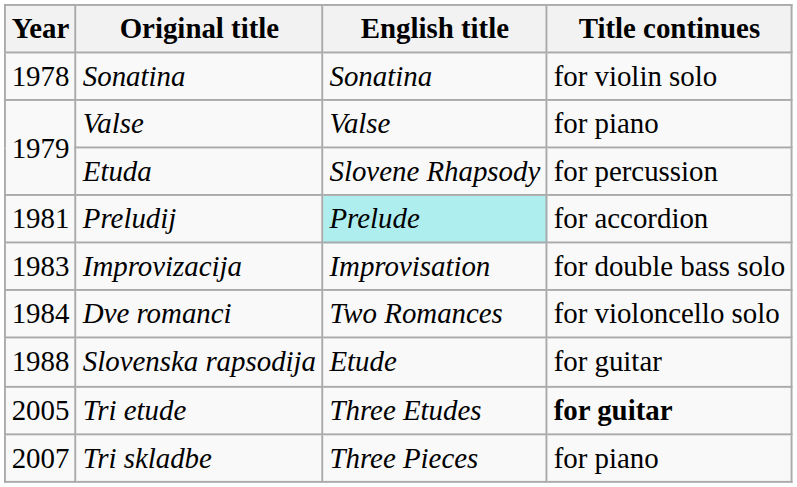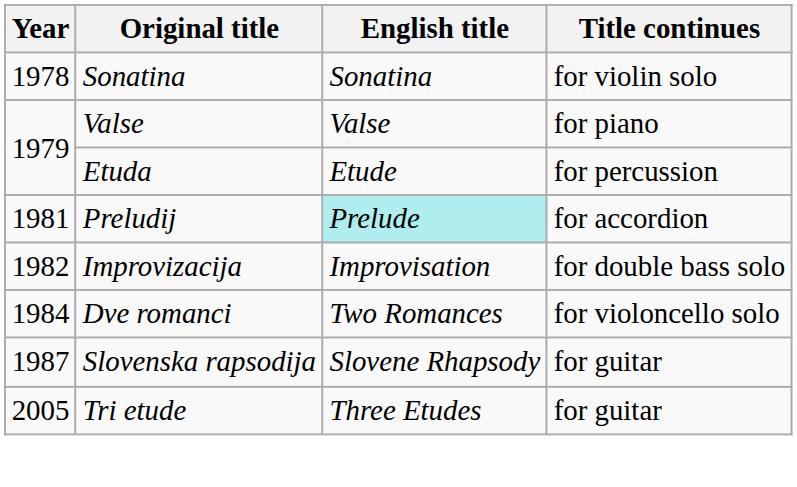(435, 171) Slovene Rhapsody -> (363, 171) Etude
(41, 266) 1983 -> (41, 266) 1982
(41, 361) 1988 -> (41, 361) 1987
(363, 361) Etude -> (435, 361) Slovene Rhapsody
(613, 409) bold -> (608, 409) normal
- row: (147, 457)
